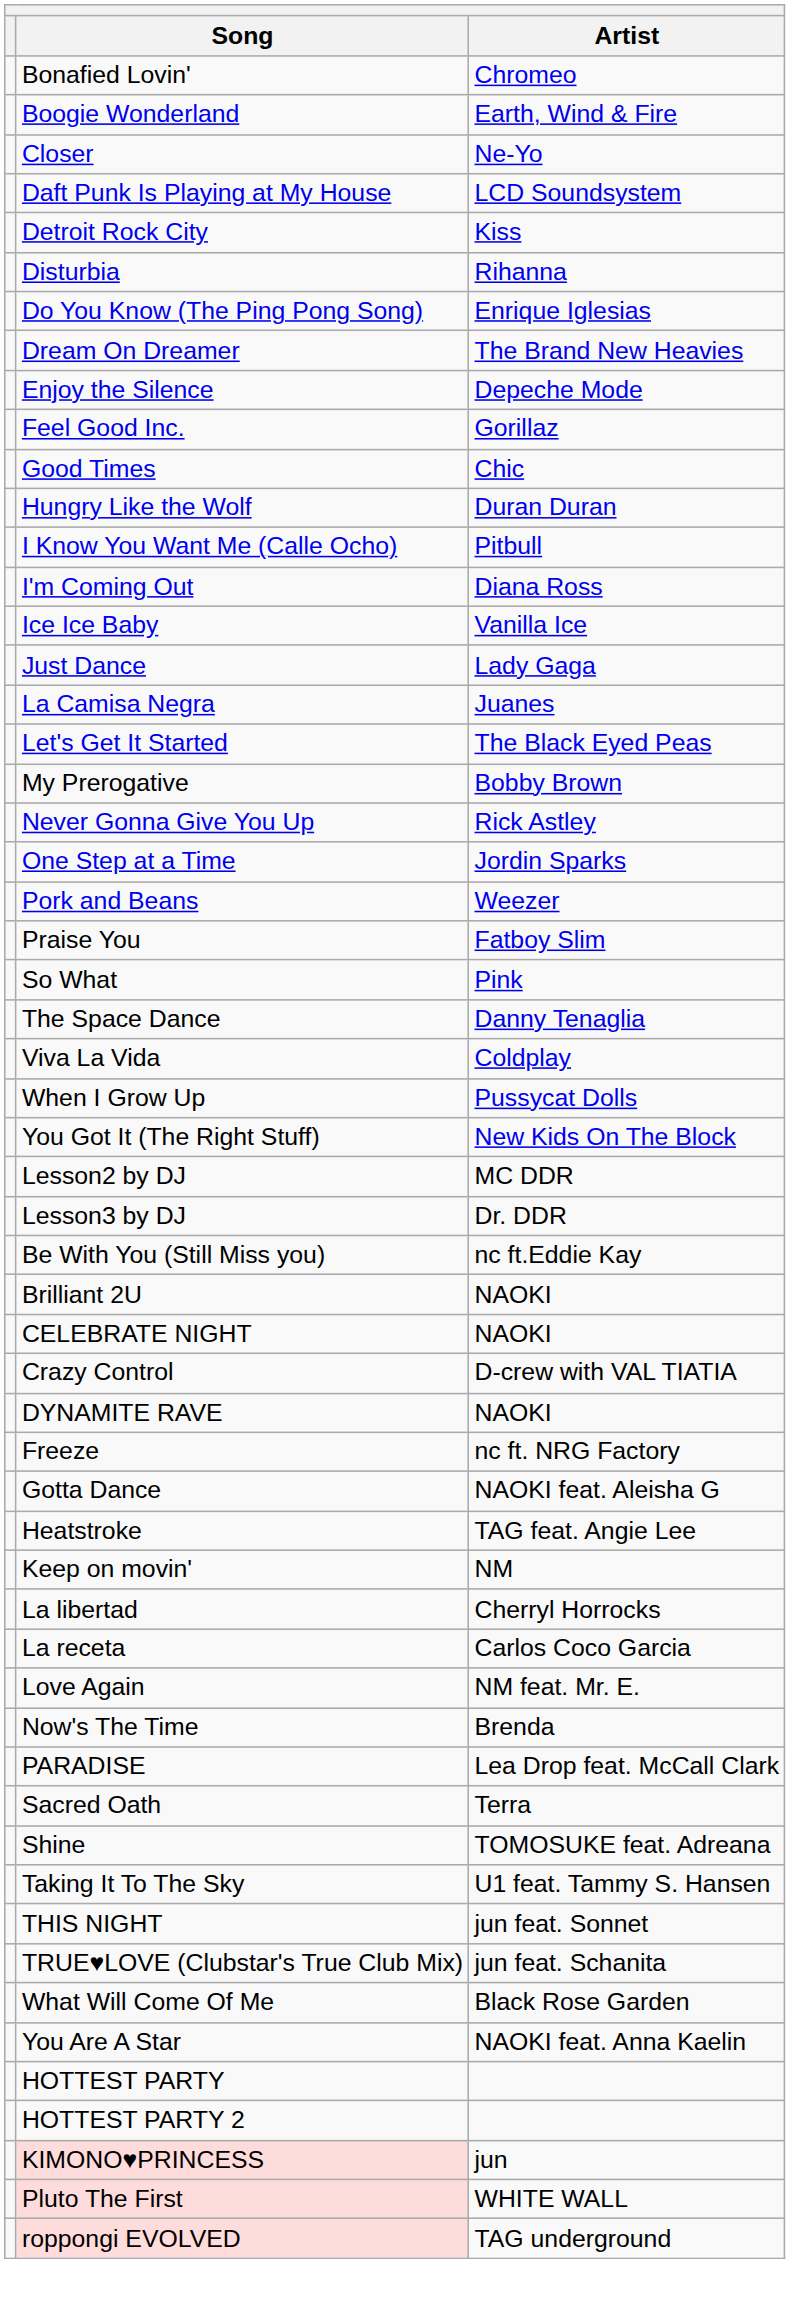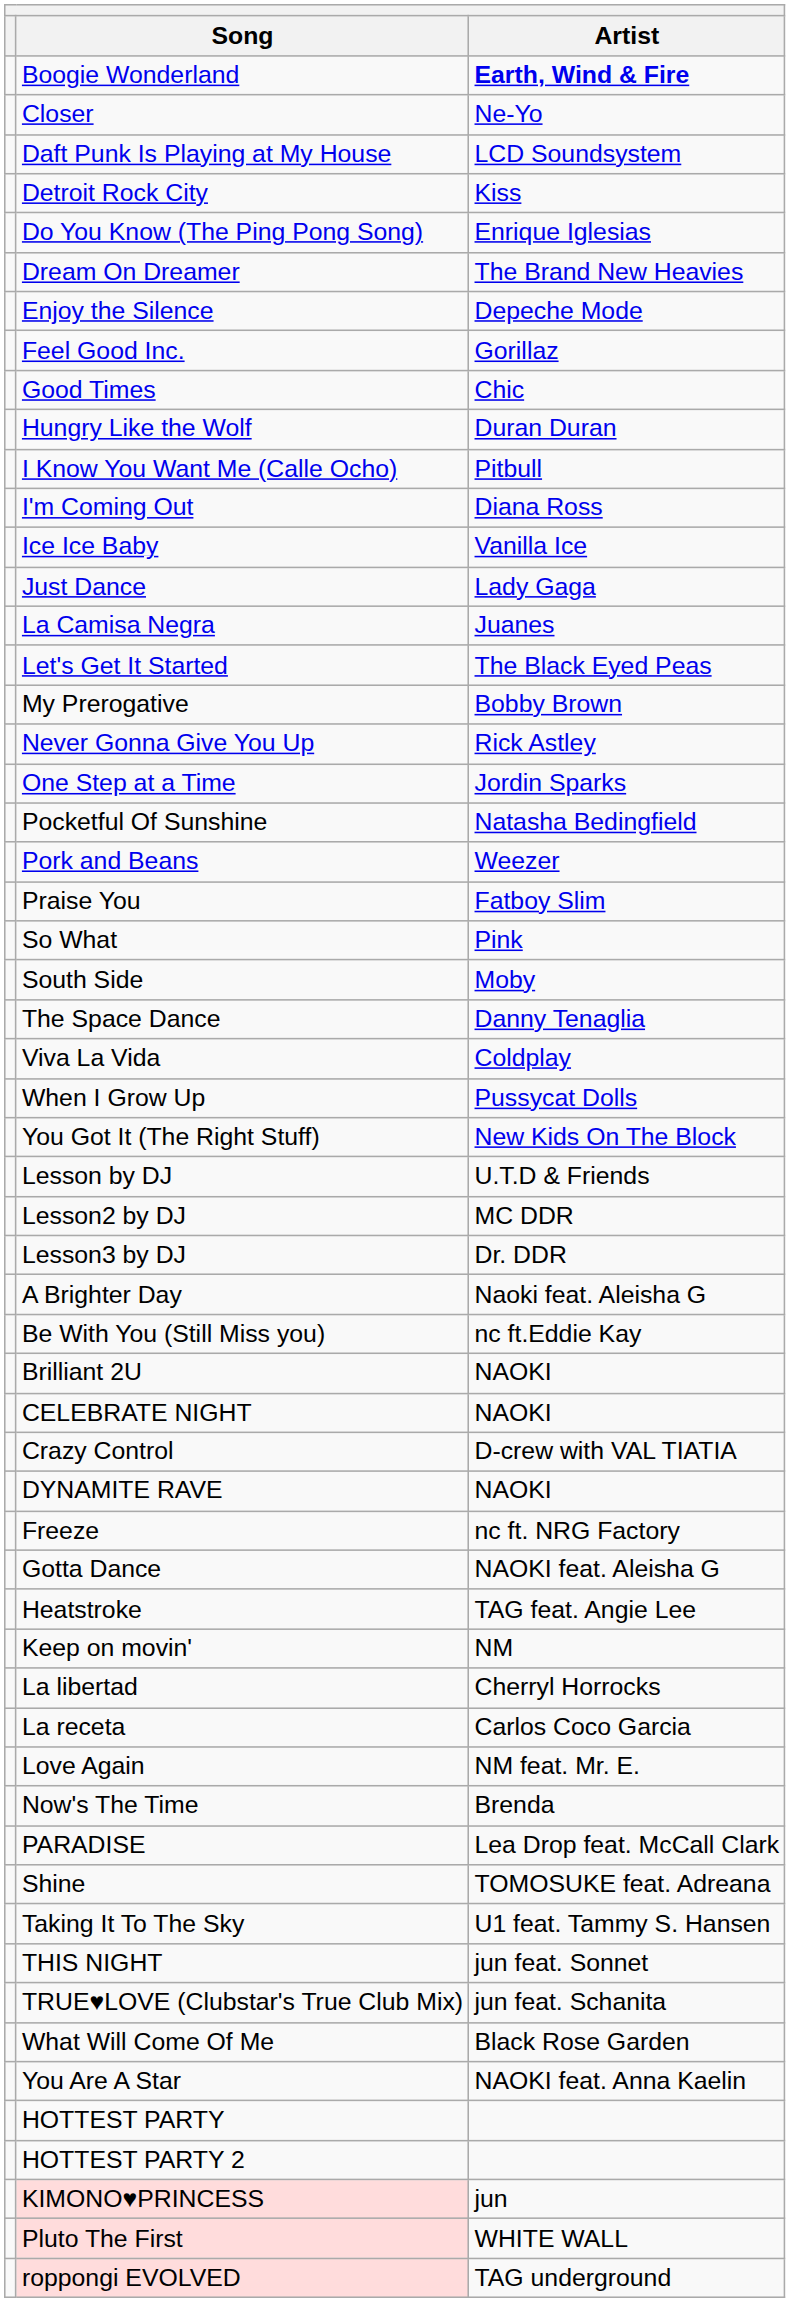- row: (106, 74)
(576, 114) normal -> (582, 74) bold
- row: (71, 271)
+ row: (145, 822)
+ row: (83, 979)
+ row: (97, 1176)
+ row: (102, 1294)
- row: (92, 1805)
